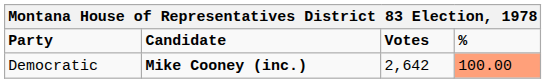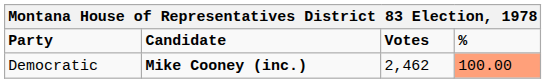(407, 65) 2,642 -> (407, 65) 2,462
